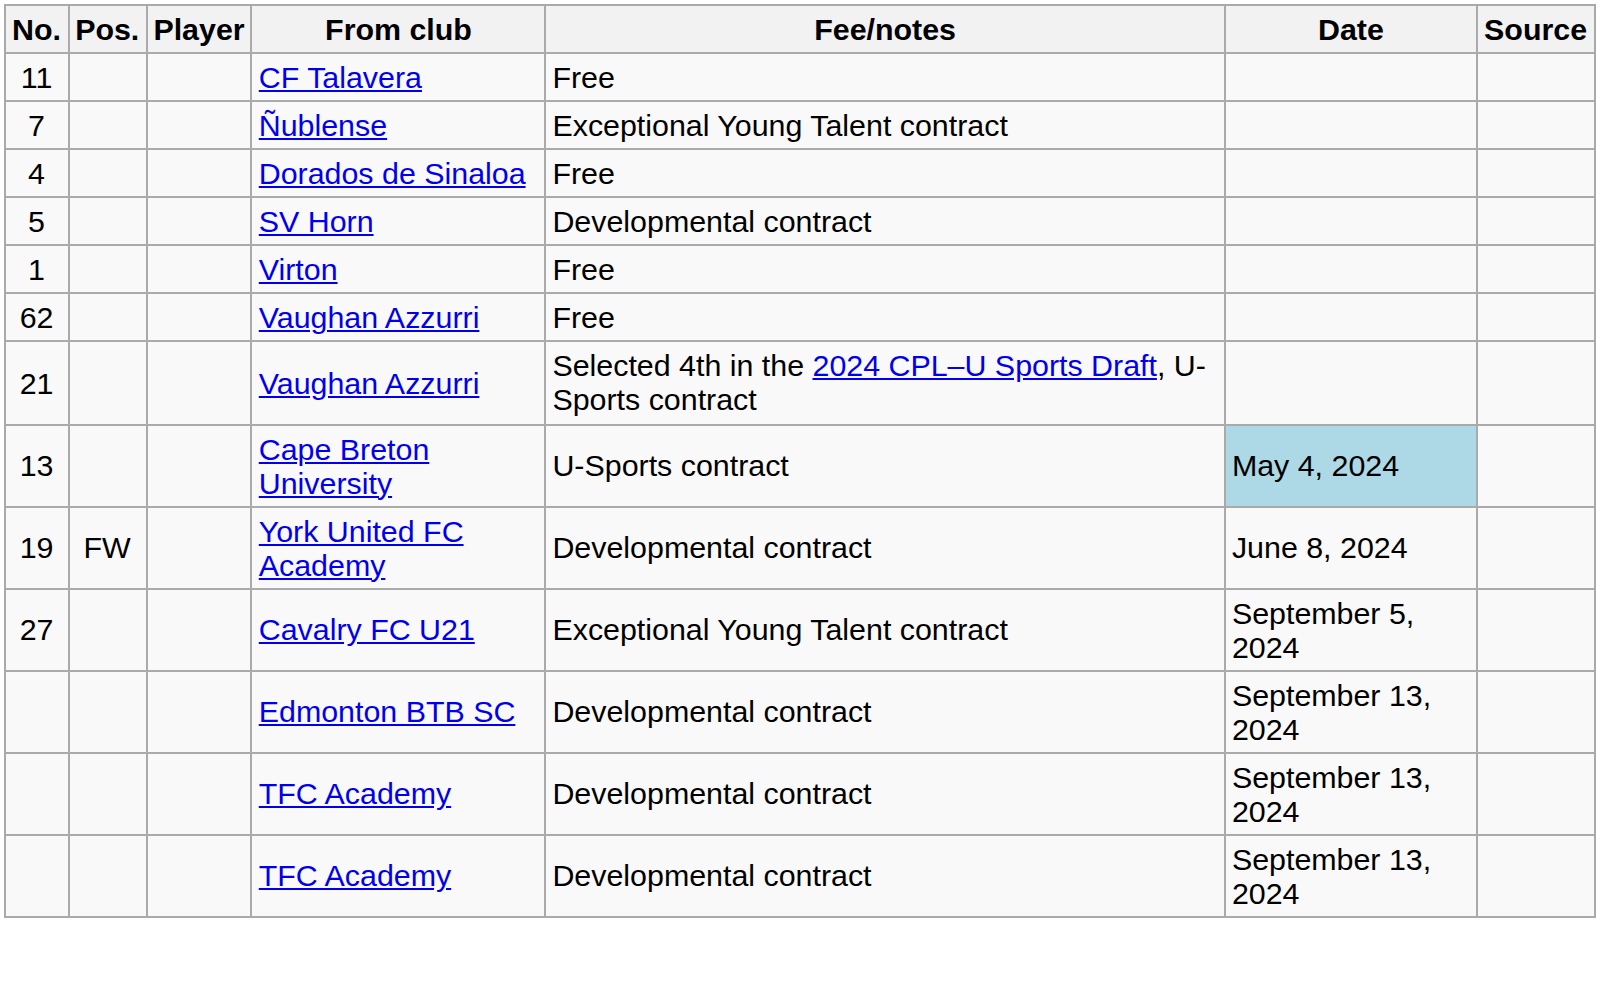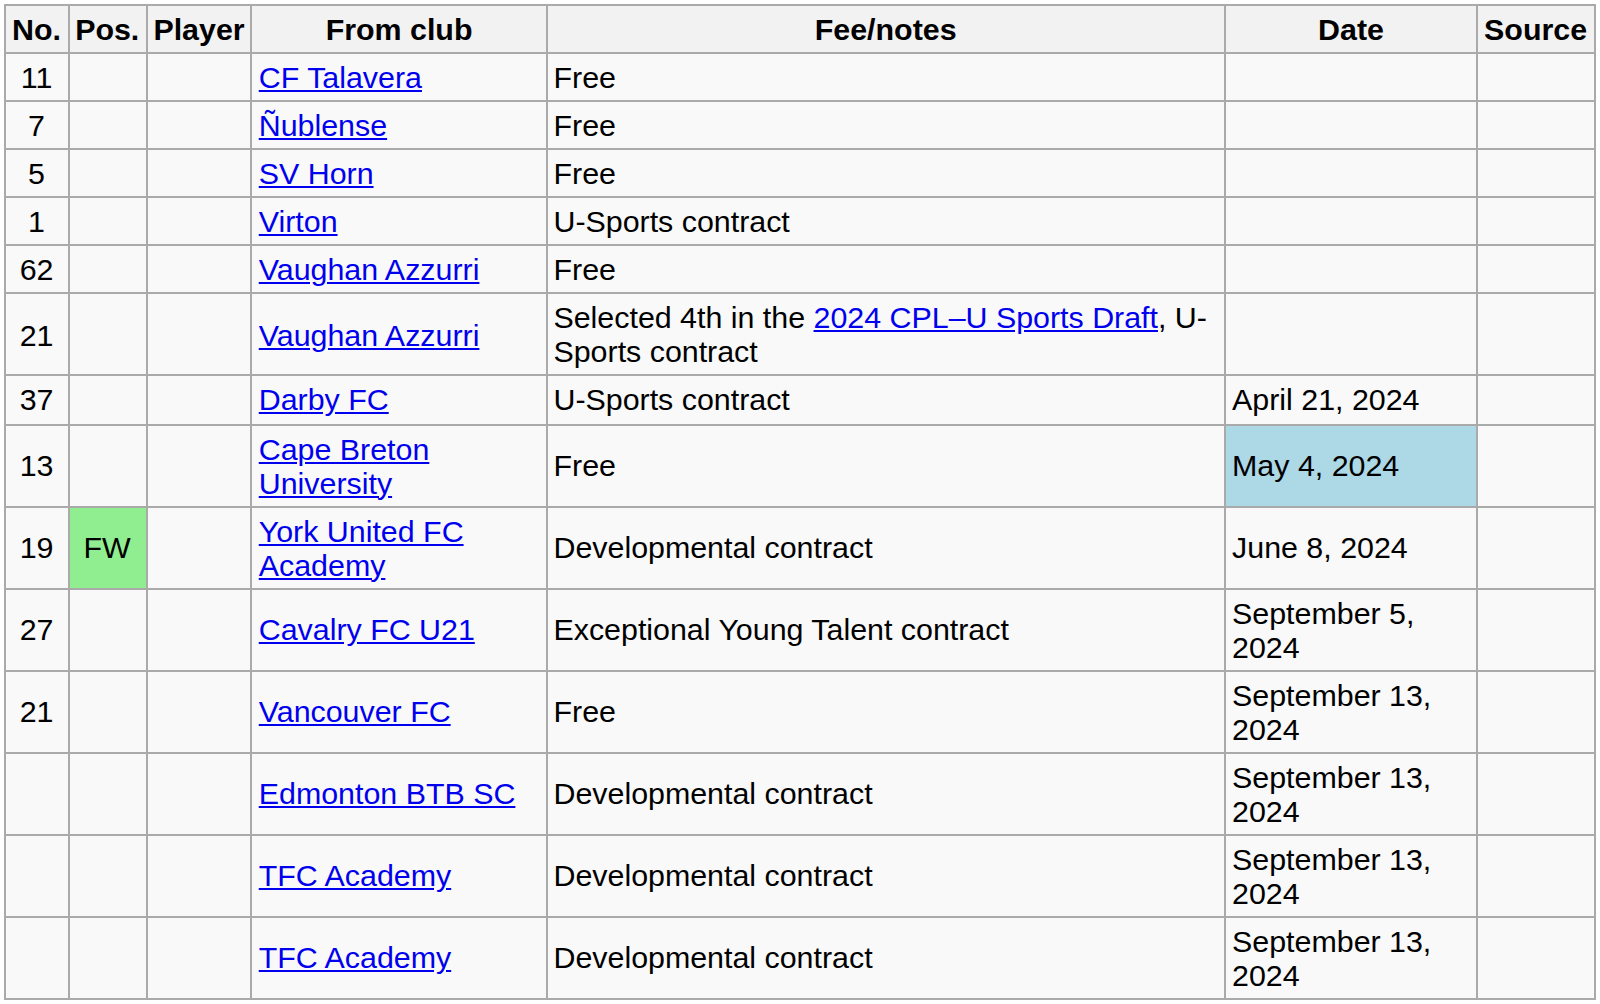(780, 126) Exceptional Young Talent contract -> (585, 126) Free
- row: (37, 174)
(712, 222) Developmental contract -> (585, 174) Free
(584, 270) Free -> (672, 222) U-Sports contract
+ row: (37, 400)
(671, 465) U-Sports contract -> (585, 465) Free
(107, 547) no background -> (107, 547) lightgreen background
+ row: (37, 712)
